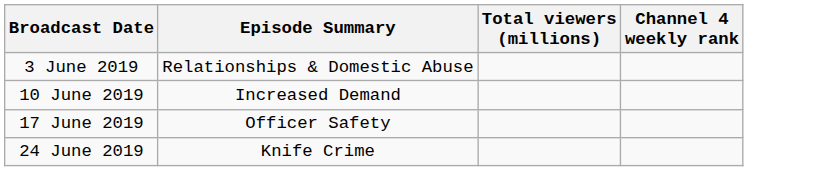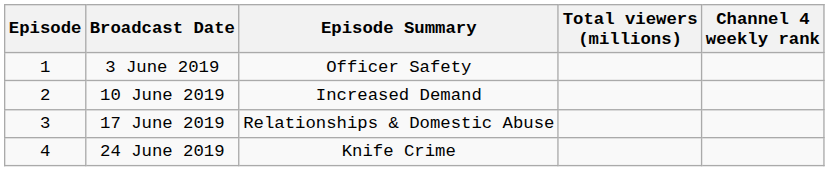+ column: (45, 29)
(318, 67) Relationships & Domestic Abuse -> (399, 67) Officer Safety
(318, 123) Officer Safety -> (399, 123) Relationships & Domestic Abuse
